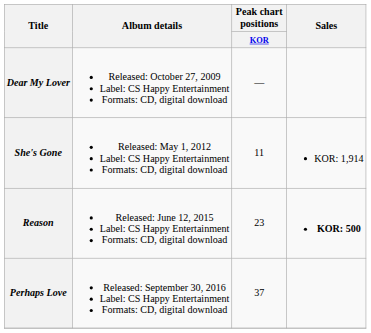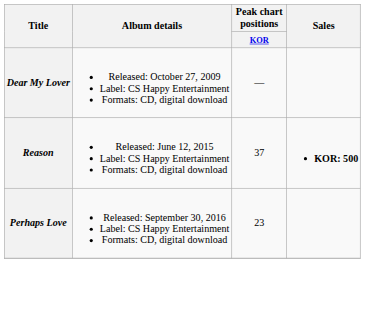- row: (38, 153)
(259, 223) 23 -> (259, 153) 37
(259, 293) 37 -> (259, 223) 23
